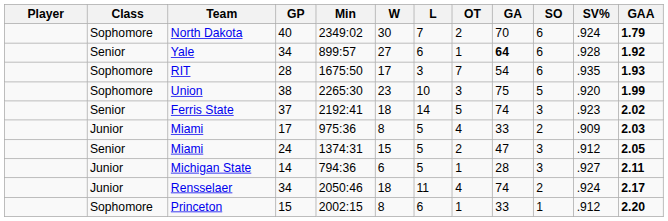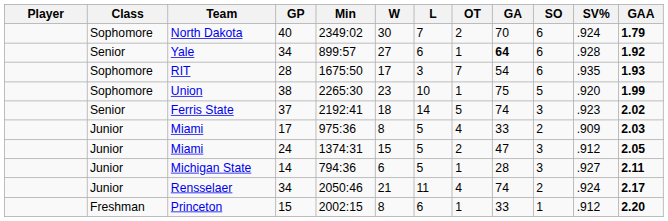(459, 91) 3 -> (459, 91) 1
(108, 149) Senior -> (107, 149) Junior
(385, 187) 18 -> (385, 187) 21
(121, 206) Sophomore -> (117, 206) Freshman
